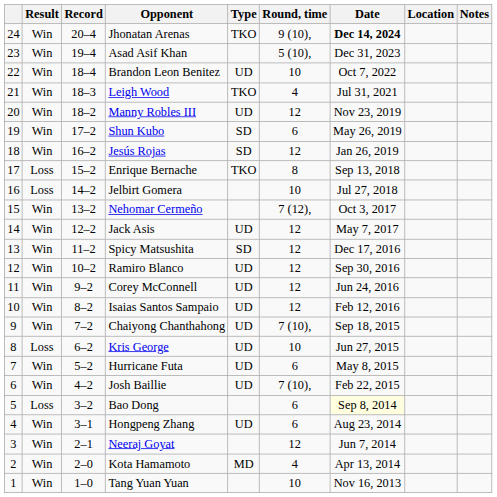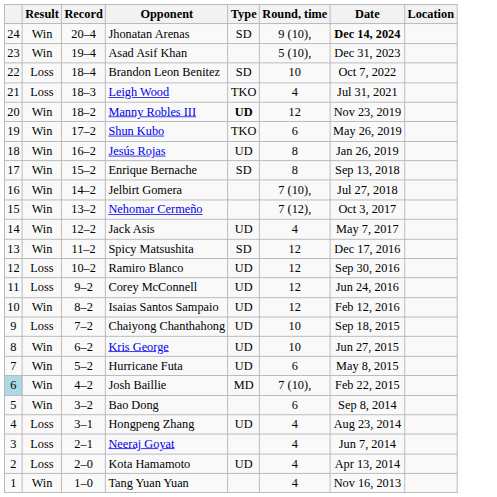- column: (474, 14)
(244, 33) TKO -> (244, 33) SD
(42, 72) Win -> (42, 72) Loss
(244, 72) UD -> (244, 72) SD
(42, 92) Win -> (42, 92) Loss
(244, 111) normal -> (244, 111) bold
(244, 131) SD -> (244, 131) TKO
(244, 151) SD -> (244, 151) UD
(295, 151) 12 -> (295, 151) 8
(42, 170) Loss -> (42, 170) Win
(244, 170) TKO -> (244, 170) SD
(42, 190) Loss -> (42, 190) Win
(295, 190) 10 -> (295, 190) 7 (10),
(295, 229) 12 -> (295, 229) 4
(42, 268) Win -> (42, 268) Loss
(42, 287) Win -> (42, 287) Loss
(42, 326) Win -> (42, 326) Loss
(295, 326) 7 (10), -> (295, 326) 10
(42, 346) Loss -> (42, 346) Win
(13, 385) no background -> (13, 385) lightblue background
(244, 385) UD -> (244, 385) MD
(42, 405) Loss -> (42, 405) Win
(367, 405) lightyellow background -> (367, 405) no background
(42, 424) Win -> (42, 424) Loss
(295, 424) 6 -> (295, 424) 4
(42, 444) Win -> (42, 444) Loss
(295, 444) 12 -> (295, 444) 4
(42, 463) Win -> (42, 463) Loss
(244, 463) MD -> (244, 463) UD
(295, 483) 10 -> (295, 483) 4
